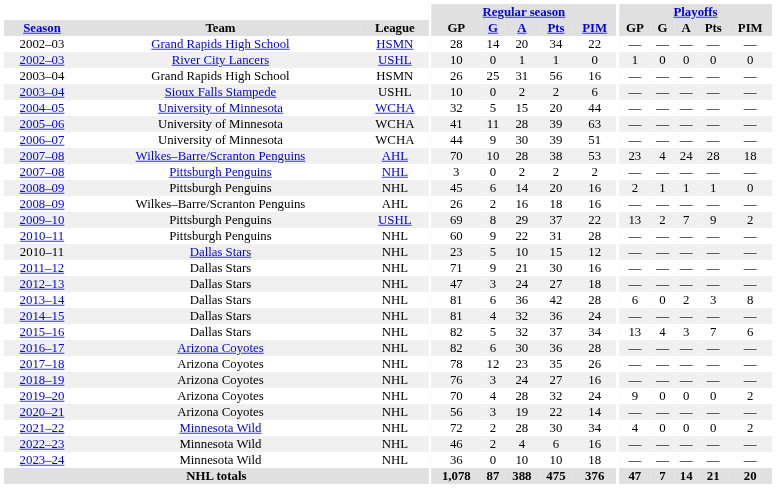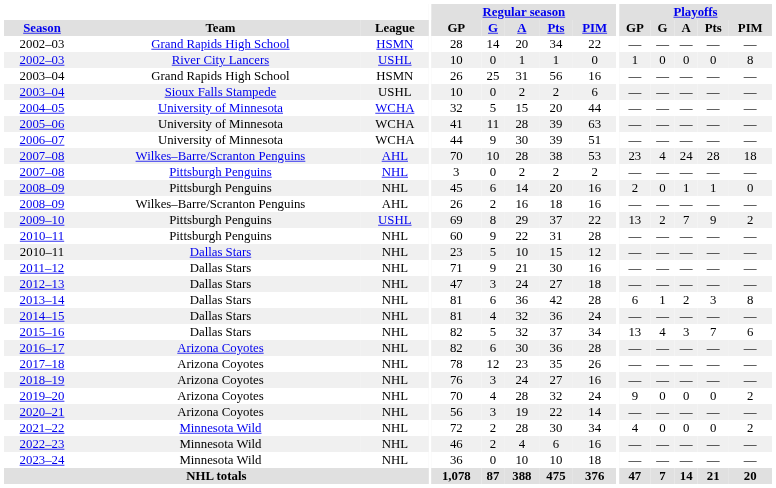(750, 60) 0 -> (750, 60) 8
(663, 188) 1 -> (663, 188) 0
(663, 300) 0 -> (663, 300) 1
